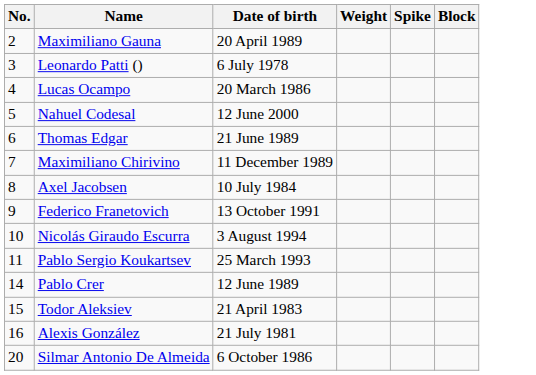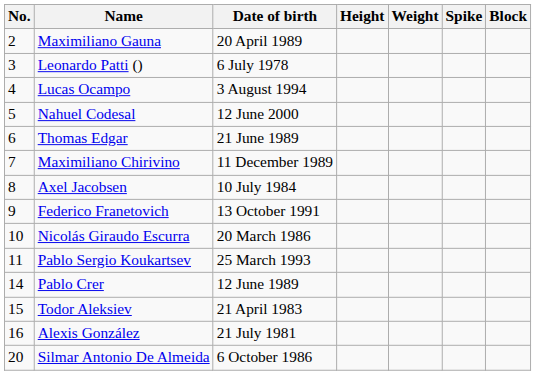+ column: (362, 16)
(264, 89) 20 March 1986 -> (262, 89) 3 August 1994
(262, 235) 3 August 1994 -> (264, 235) 20 March 1986
